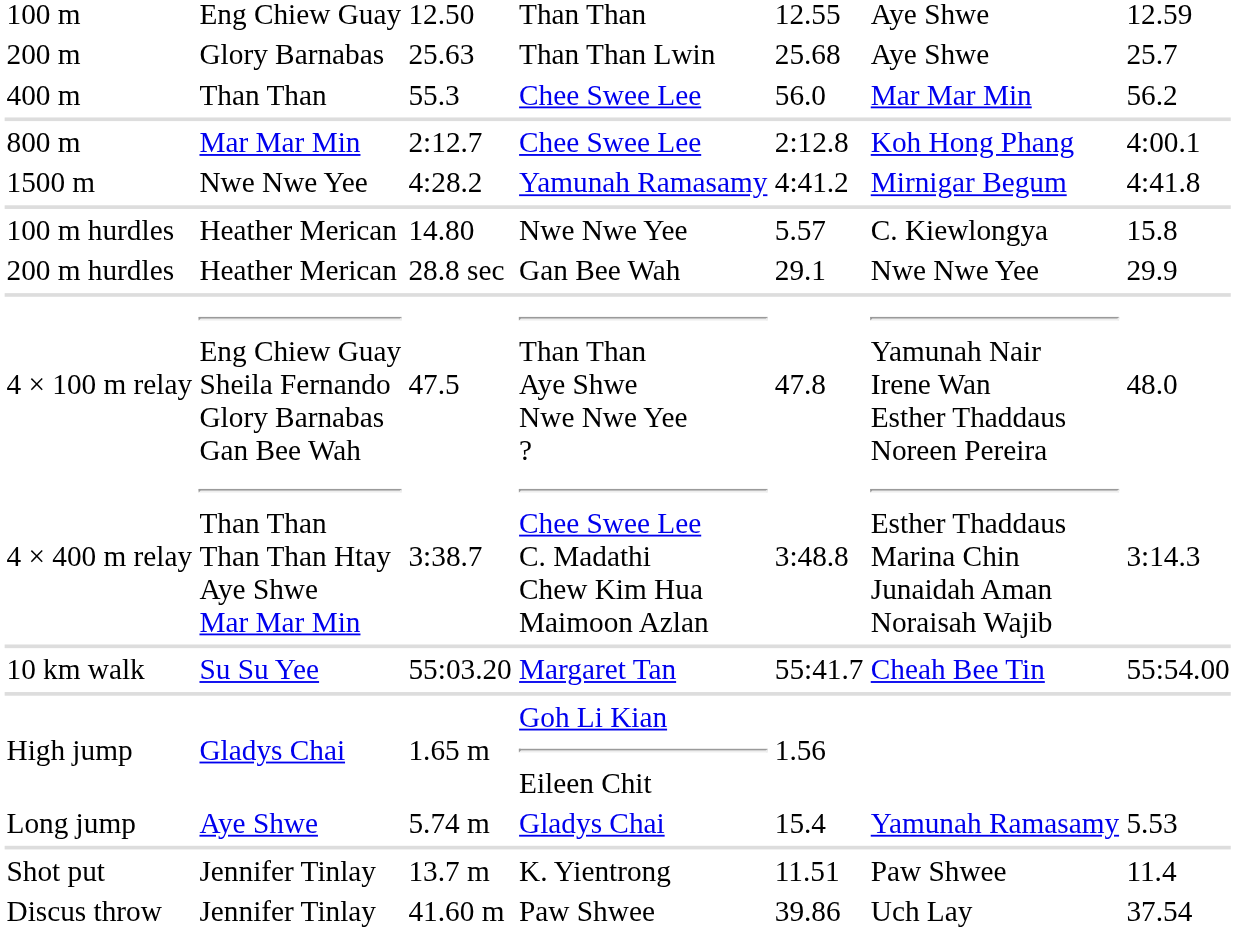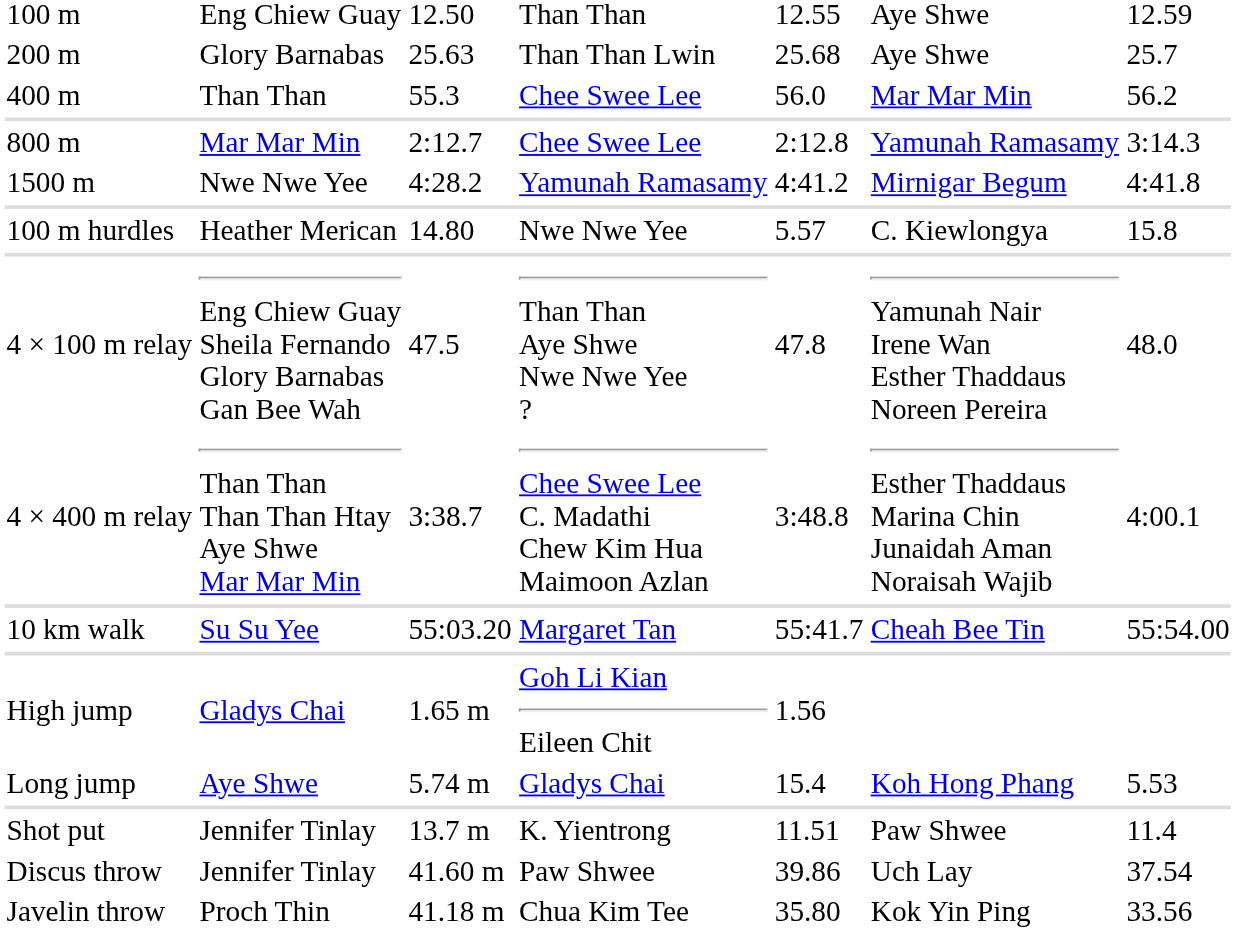(972, 142) Koh Hong Phang -> (995, 142) Yamunah Ramasamy
(1163, 142) 4:00.1 -> (1163, 142) 3:14.3
- row: (90, 270)
(1163, 556) 3:14.3 -> (1163, 515) 4:00.1
(995, 823) Yamunah Ramasamy -> (972, 783) Koh Hong Phang
+ row: (86, 911)
